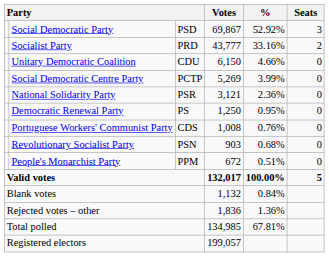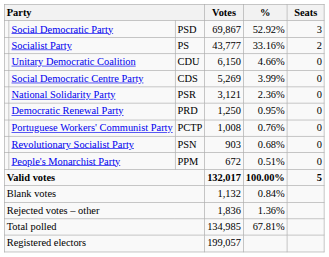(188, 45) PRD -> (183, 45) PS
(190, 78) PCTP -> (188, 78) CDS
(183, 111) PS -> (188, 111) PRD
(188, 128) CDS -> (190, 128) PCTP
